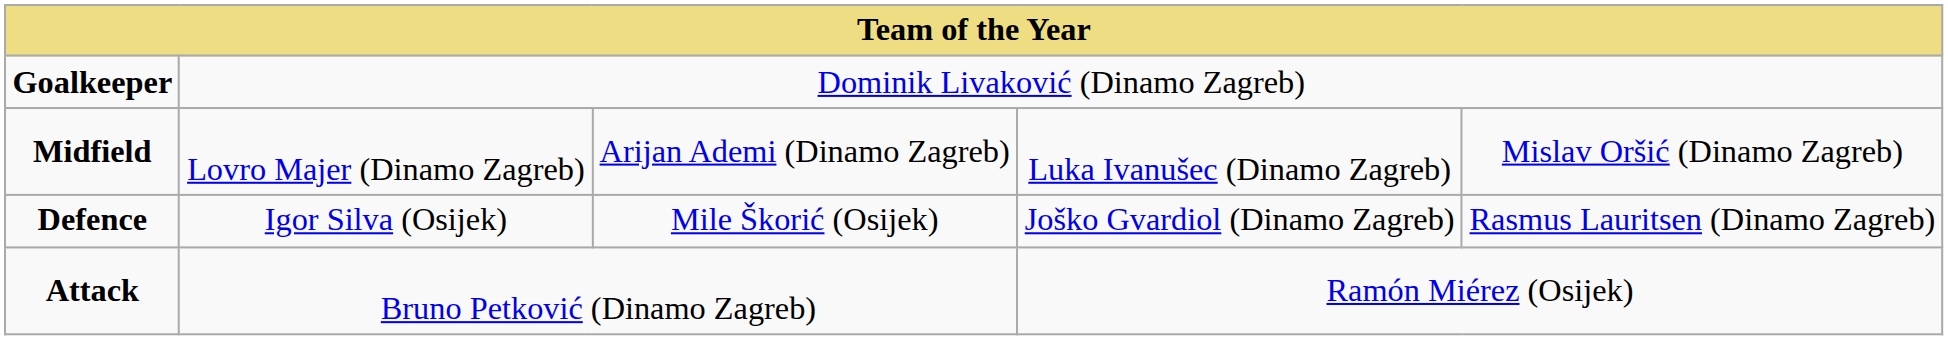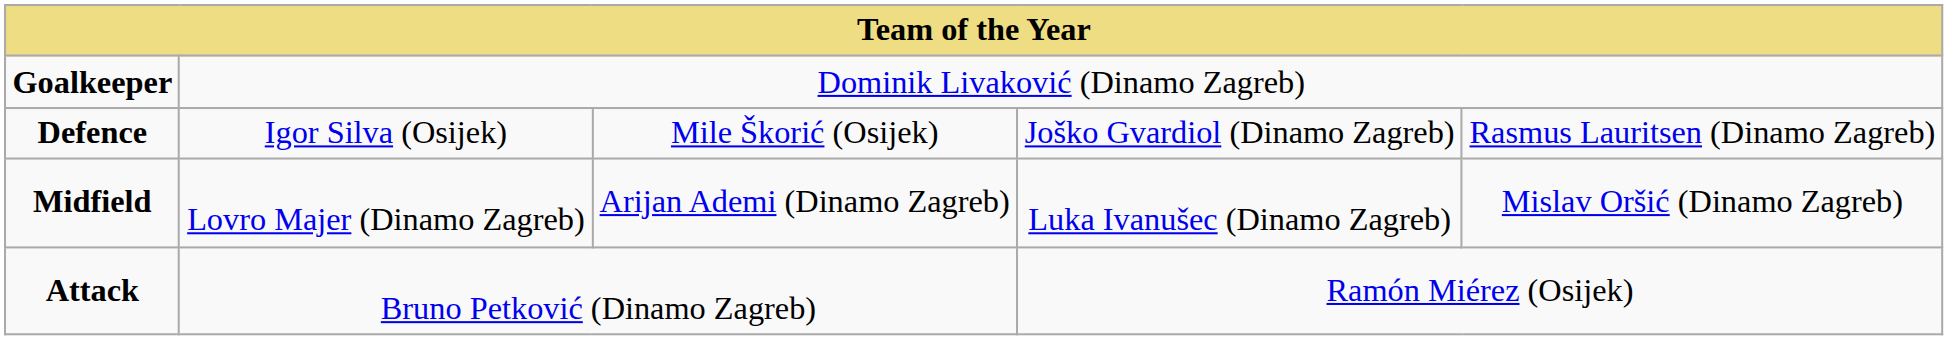rows swapped: (92, 220) <-> (92, 150)
